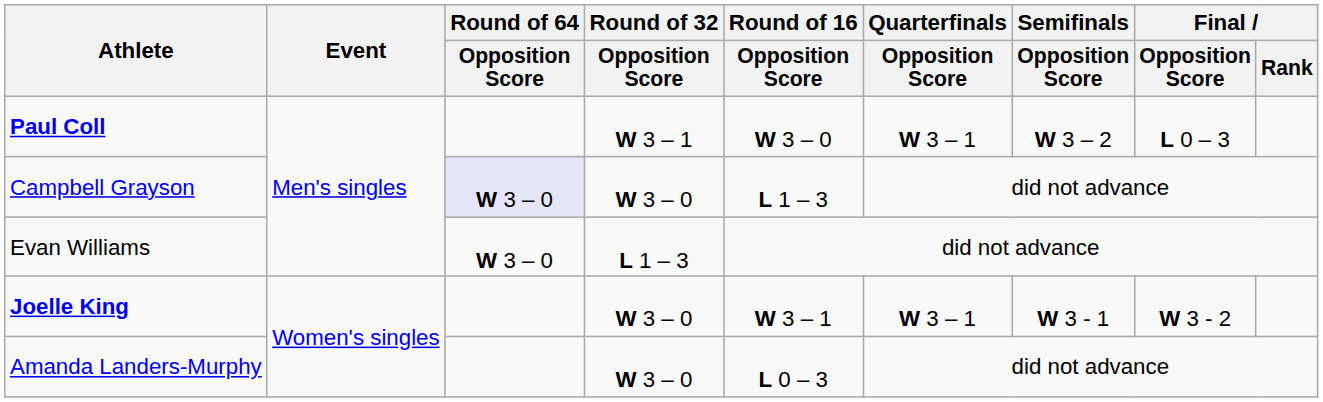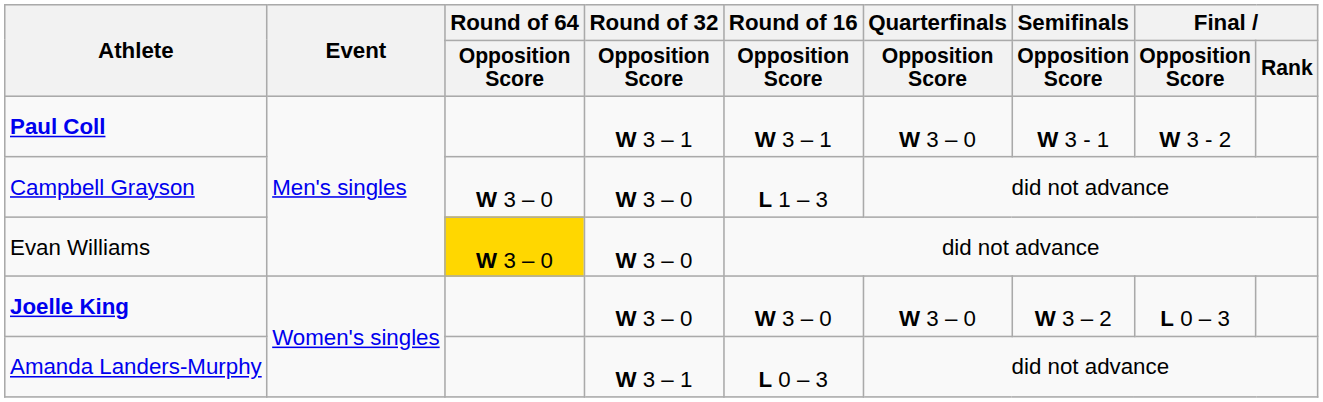(793, 139) W 3 – 0 -> (793, 139) W 3 – 1
(938, 139) W 3 – 1 -> (938, 139) W 3 – 0
(1073, 139) W 3 – 2 -> (1073, 139) W 3 - 1
(1195, 139) L 0 – 3 -> (1195, 139) W 3 - 2
(515, 199) lavender background -> (515, 199) no background
(515, 260) no background -> (515, 260) gold background
(654, 260) L 1 – 3 -> (654, 260) W 3 – 0
(793, 320) W 3 – 1 -> (793, 320) W 3 – 0
(938, 320) W 3 – 1 -> (938, 320) W 3 – 0
(1073, 320) W 3 - 1 -> (1073, 320) W 3 – 2
(1195, 320) W 3 - 2 -> (1195, 320) L 0 – 3
(654, 380) W 3 – 0 -> (654, 380) W 3 – 1
